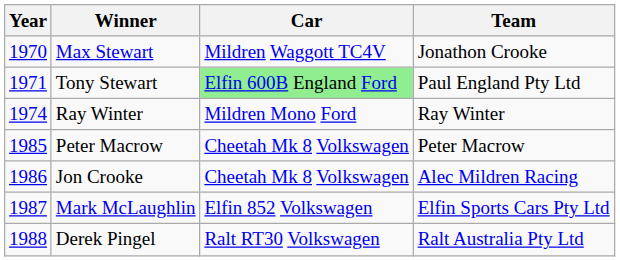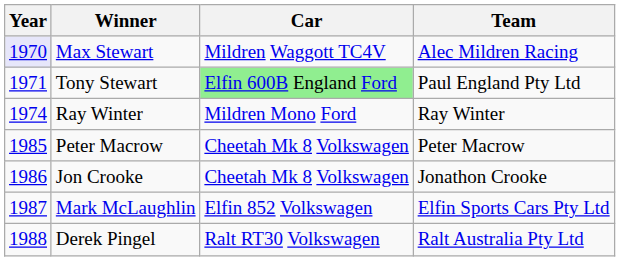(28, 51) no background -> (28, 51) lavender background
(482, 51) Jonathon Crooke -> (498, 51) Alec Mildren Racing
(498, 176) Alec Mildren Racing -> (482, 176) Jonathon Crooke
